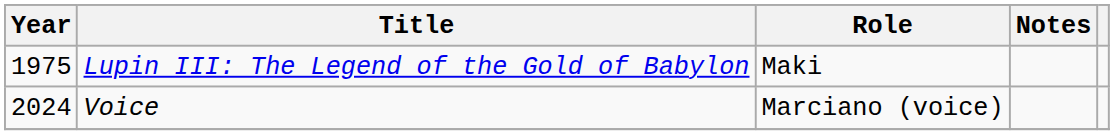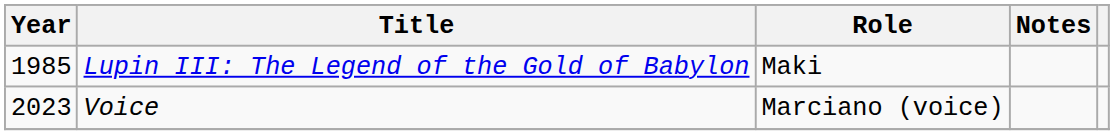(41, 67) 1975 -> (41, 67) 1985
(41, 108) 2024 -> (41, 108) 2023
